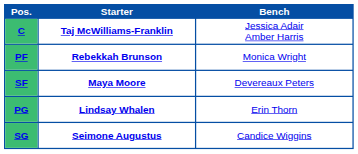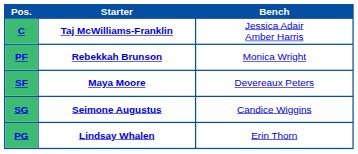rows swapped: (21, 135) <-> (21, 109)
